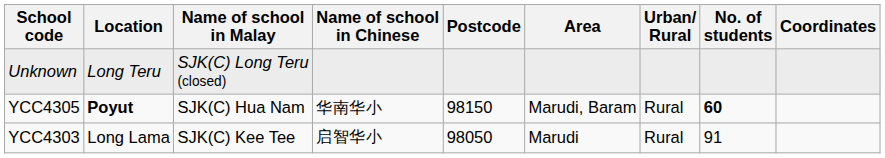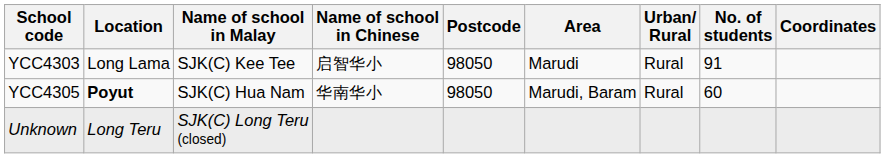rows swapped: (44, 137) <-> (43, 71)
(470, 108) 98150 -> (470, 93) 98050
(713, 108) bold -> (713, 93) normal
